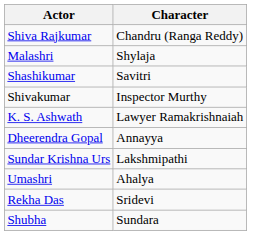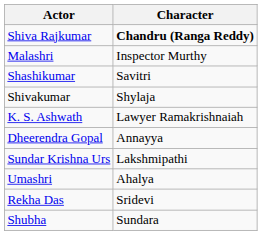(180, 35) normal -> (185, 35) bold
(136, 55) Shylaja -> (161, 55) Inspector Murthy
(161, 96) Inspector Murthy -> (136, 96) Shylaja
